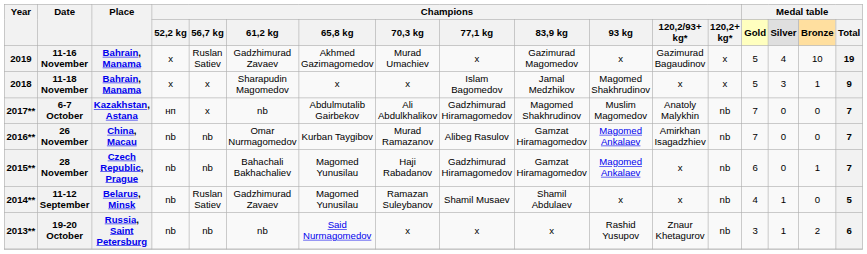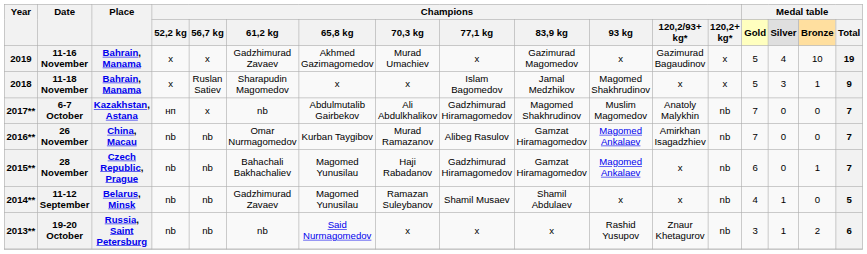(208, 58) Ruslan Satiev -> (208, 58) х
(208, 84) х -> (208, 84) Ruslan Satiev
(208, 199) Ruslan Satiev -> (208, 199) nb
